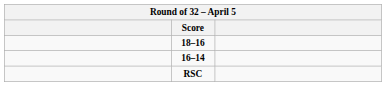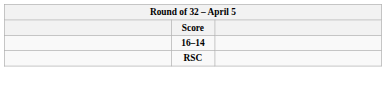- row: (193, 43)
